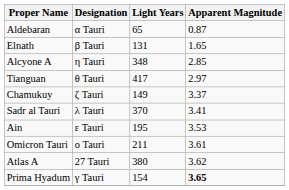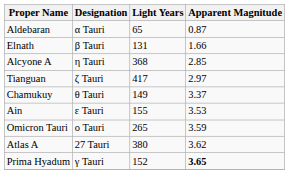(197, 45) 1.65 -> (197, 45) 1.66
(140, 62) 348 -> (140, 62) 368
(89, 78) θ Tauri -> (89, 78) ζ Tauri
(89, 95) ζ Tauri -> (89, 95) θ Tauri
- row: (33, 111)
(140, 128) 195 -> (140, 111) 155
(140, 144) 211 -> (140, 128) 265
(197, 144) 3.61 -> (197, 128) 3.59
(140, 177) 154 -> (140, 161) 152
